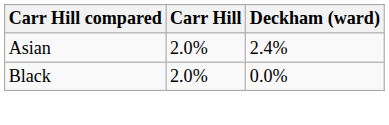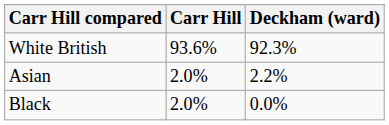+ row: (58, 47)
(269, 47) 2.4% -> (269, 76) 2.2%
